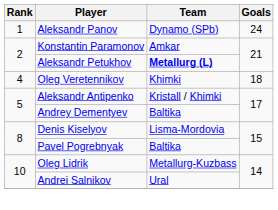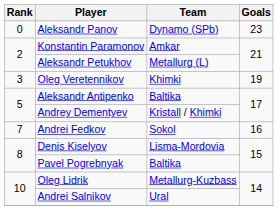(20, 29) 1 -> (20, 29) 0
(256, 29) 24 -> (256, 29) 23
(181, 63) bold -> (179, 63) normal
(20, 79) 4 -> (20, 79) 3
(256, 79) 18 -> (256, 79) 19
(185, 96) Kristall / Khimki -> (165, 96) Baltika
(165, 113) Baltika -> (185, 113) Kristall / Khimki
+ row: (72, 130)
